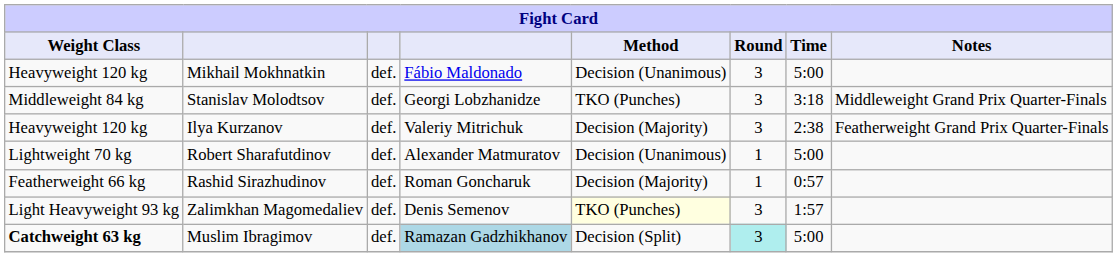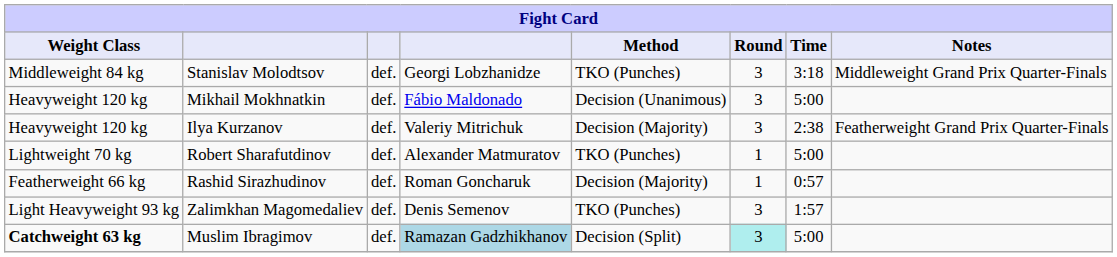rows swapped: (256, 72) <-> (256, 100)
(651, 155) Decision (Unanimous) -> (628, 155) TKO (Punches)
(628, 209) lightyellow background -> (628, 209) no background
